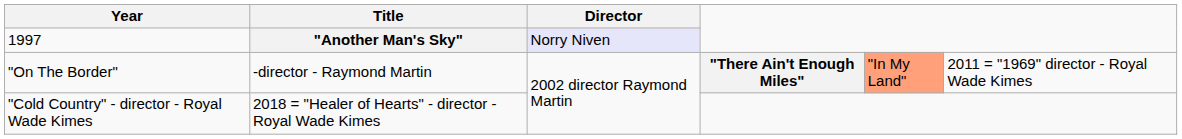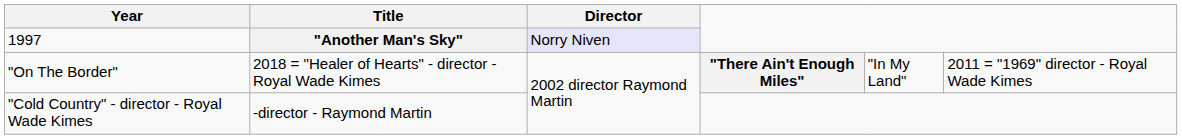(342, 72) -director - Raymond Martin -> (375, 72) 2018 = "Healer of Hearts" - director - Royal Wade Kimes
(889, 72) lightsalmon background -> (889, 72) no background
(375, 113) 2018 = "Healer of Hearts" - director - Royal Wade Kimes -> (342, 113) -director - Raymond Martin
